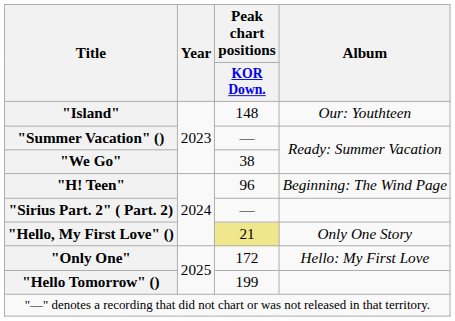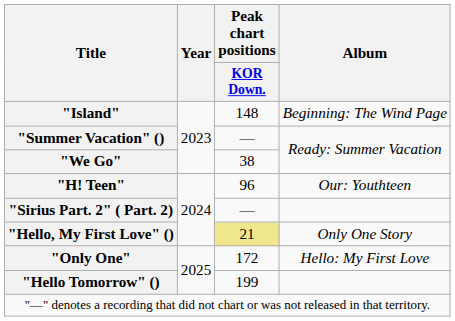(365, 113) Our: Youthteen -> (365, 113) Beginning: The Wind Page
(365, 185) Beginning: The Wind Page -> (365, 185) Our: Youthteen
